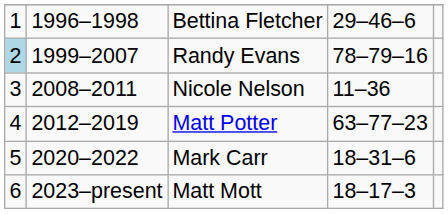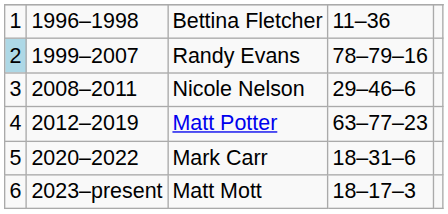(374, 21) 29–46–6 -> (362, 21) 11–36
(362, 89) 11–36 -> (374, 89) 29–46–6
